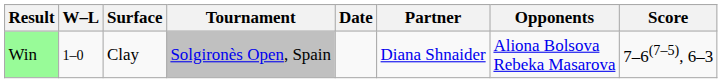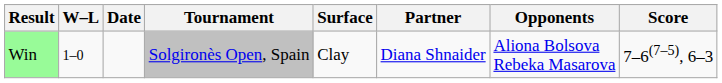columns swapped: (356, 17) <-> (135, 17)
